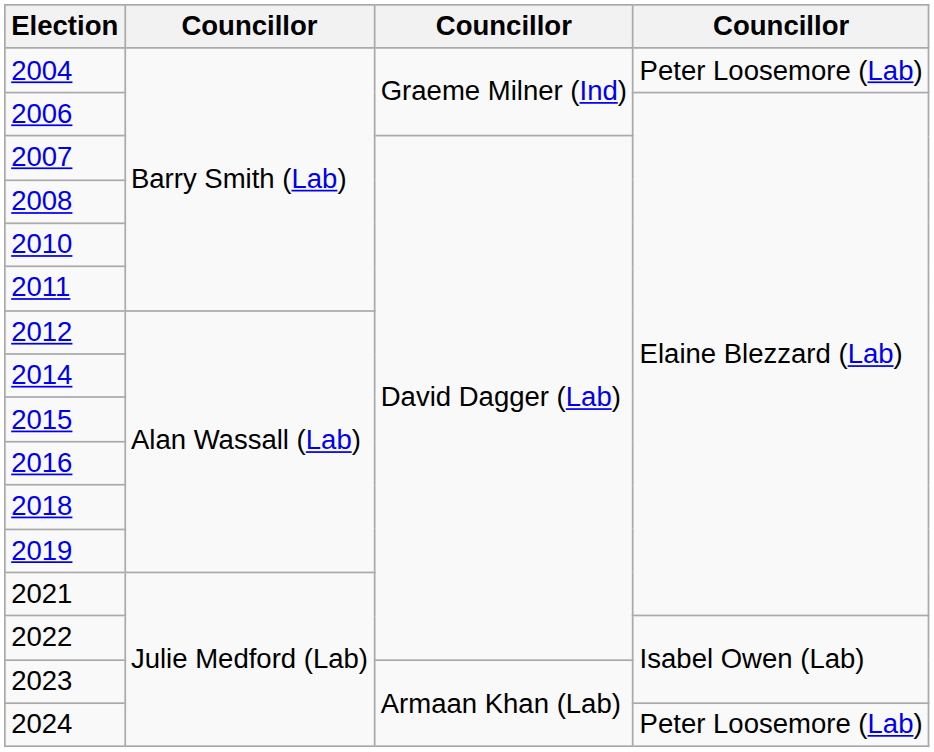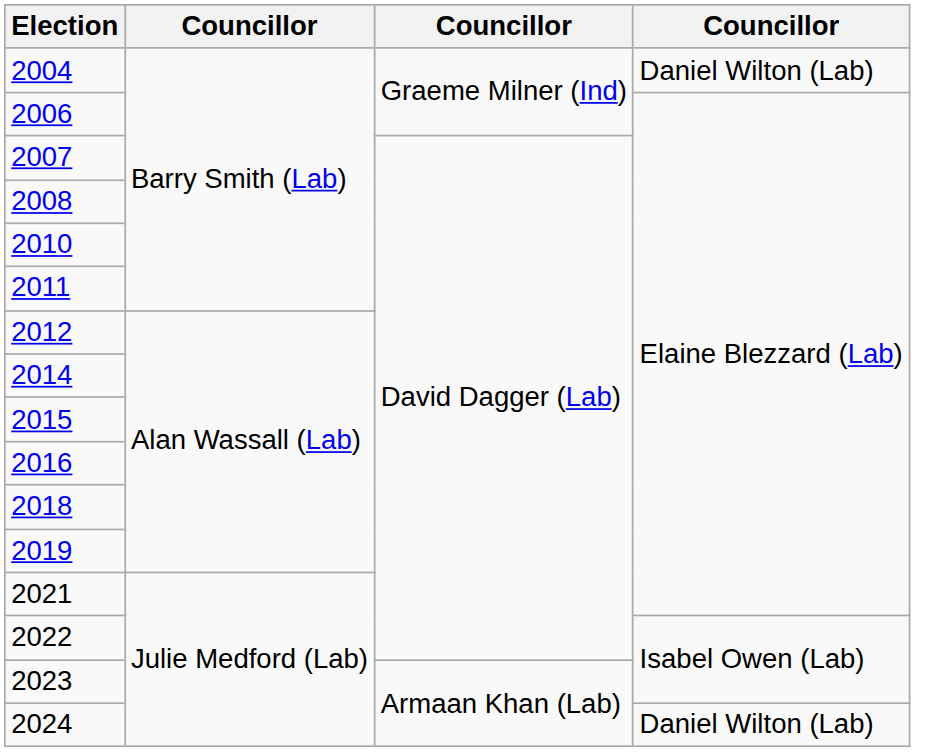(781, 69) Peter Loosemore (Lab) -> (757, 69) Daniel Wilton (Lab)
(781, 724) Peter Loosemore (Lab) -> (757, 724) Daniel Wilton (Lab)
